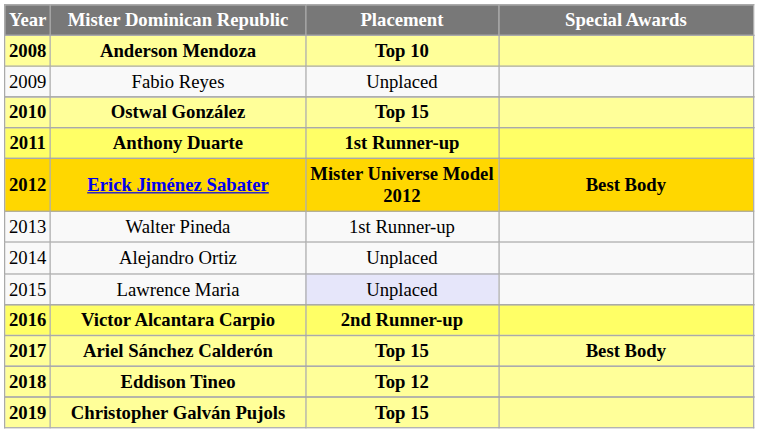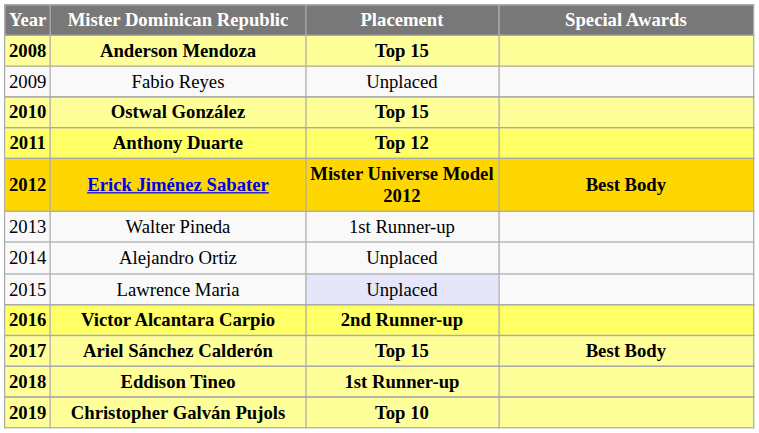(402, 50) Top 10 -> (402, 50) Top 15
(402, 143) 1st Runner-up -> (402, 143) Top 12
(402, 381) Top 12 -> (402, 381) 1st Runner-up
(402, 412) Top 15 -> (402, 412) Top 10
